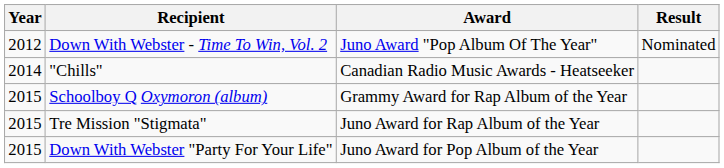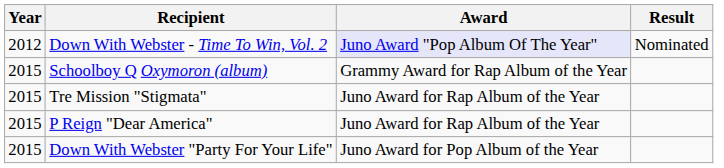(469, 44) no background -> (469, 44) lavender background
- row: (76, 70)
+ row: (131, 123)
